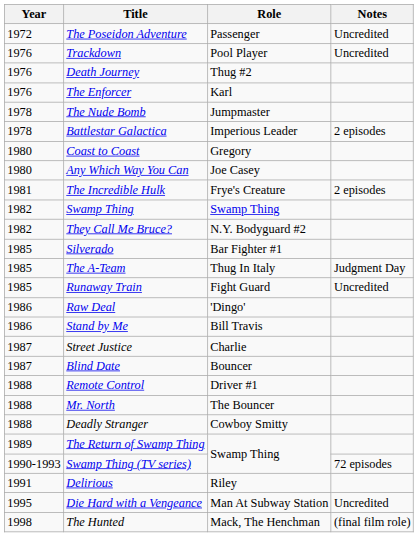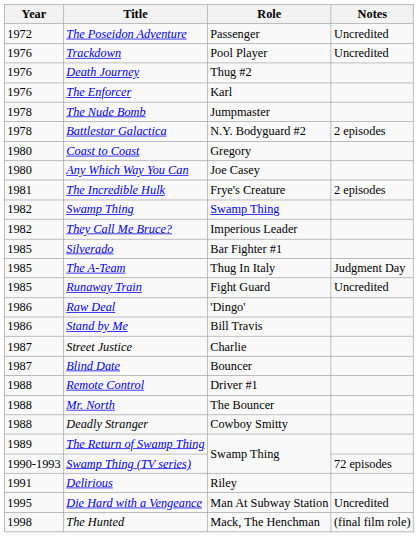(254, 131) Imperious Leader -> (258, 131) N.Y. Bodyguard #2
(258, 229) N.Y. Bodyguard #2 -> (254, 229) Imperious Leader
